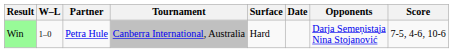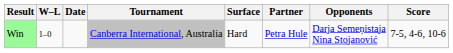columns swapped: (297, 12) <-> (87, 12)
